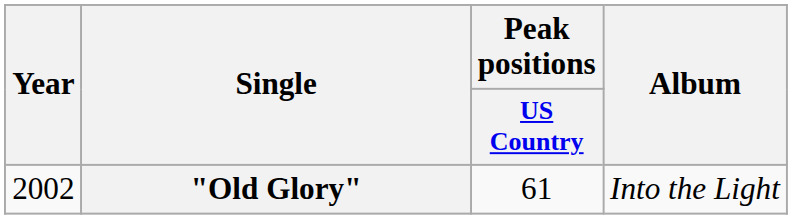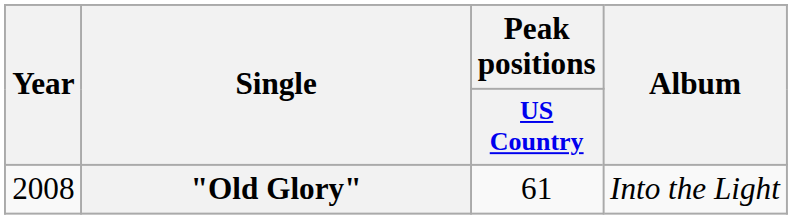(43, 188) 2002 -> (43, 188) 2008
